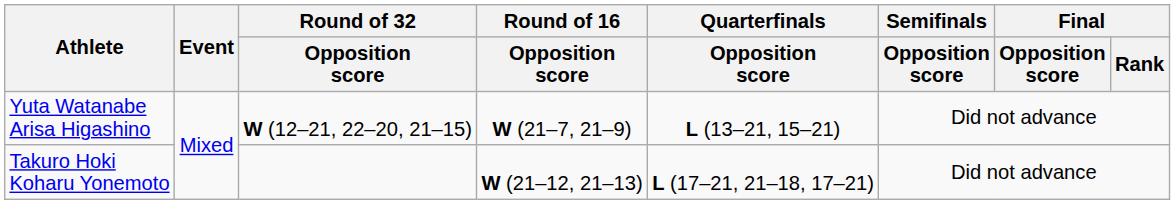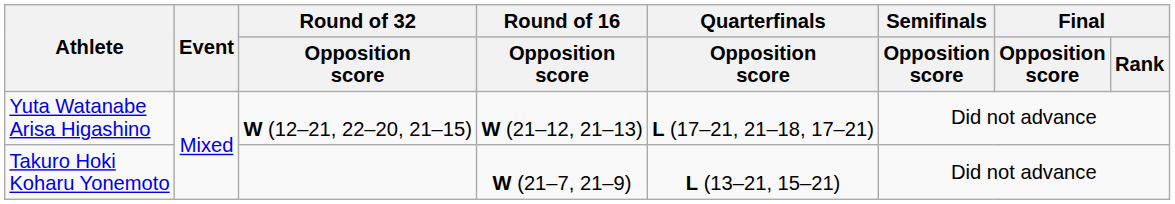(562, 130) W (21–7, 21–9) -> (562, 130) W (21–12, 21–13)
(763, 130) L (13–21, 15–21) -> (763, 130) L (17–21, 21–18, 17–21)
(562, 184) W (21–12, 21–13) -> (562, 184) W (21–7, 21–9)
(763, 184) L (17–21, 21–18, 17–21) -> (763, 184) L (13–21, 15–21)
